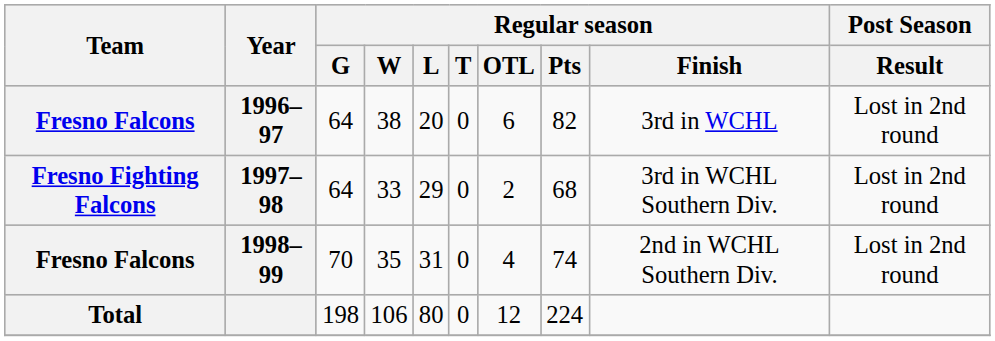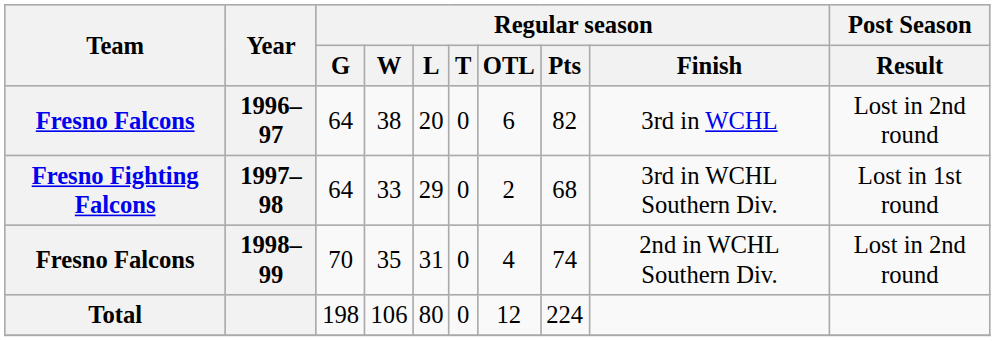(910, 190) Lost in 2nd round -> (910, 190) Lost in 1st round
